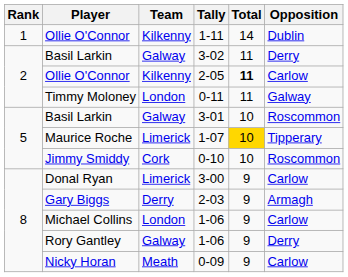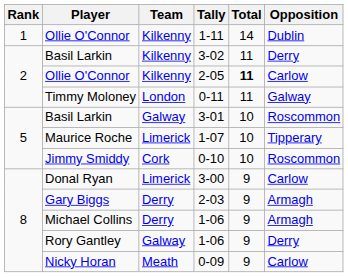(164, 55) Galway -> (166, 55) Kilkenny
(247, 138) gold background -> (247, 138) no background
(164, 220) London -> (158, 220) Derry
(288, 220) Carlow -> (290, 220) Armagh
